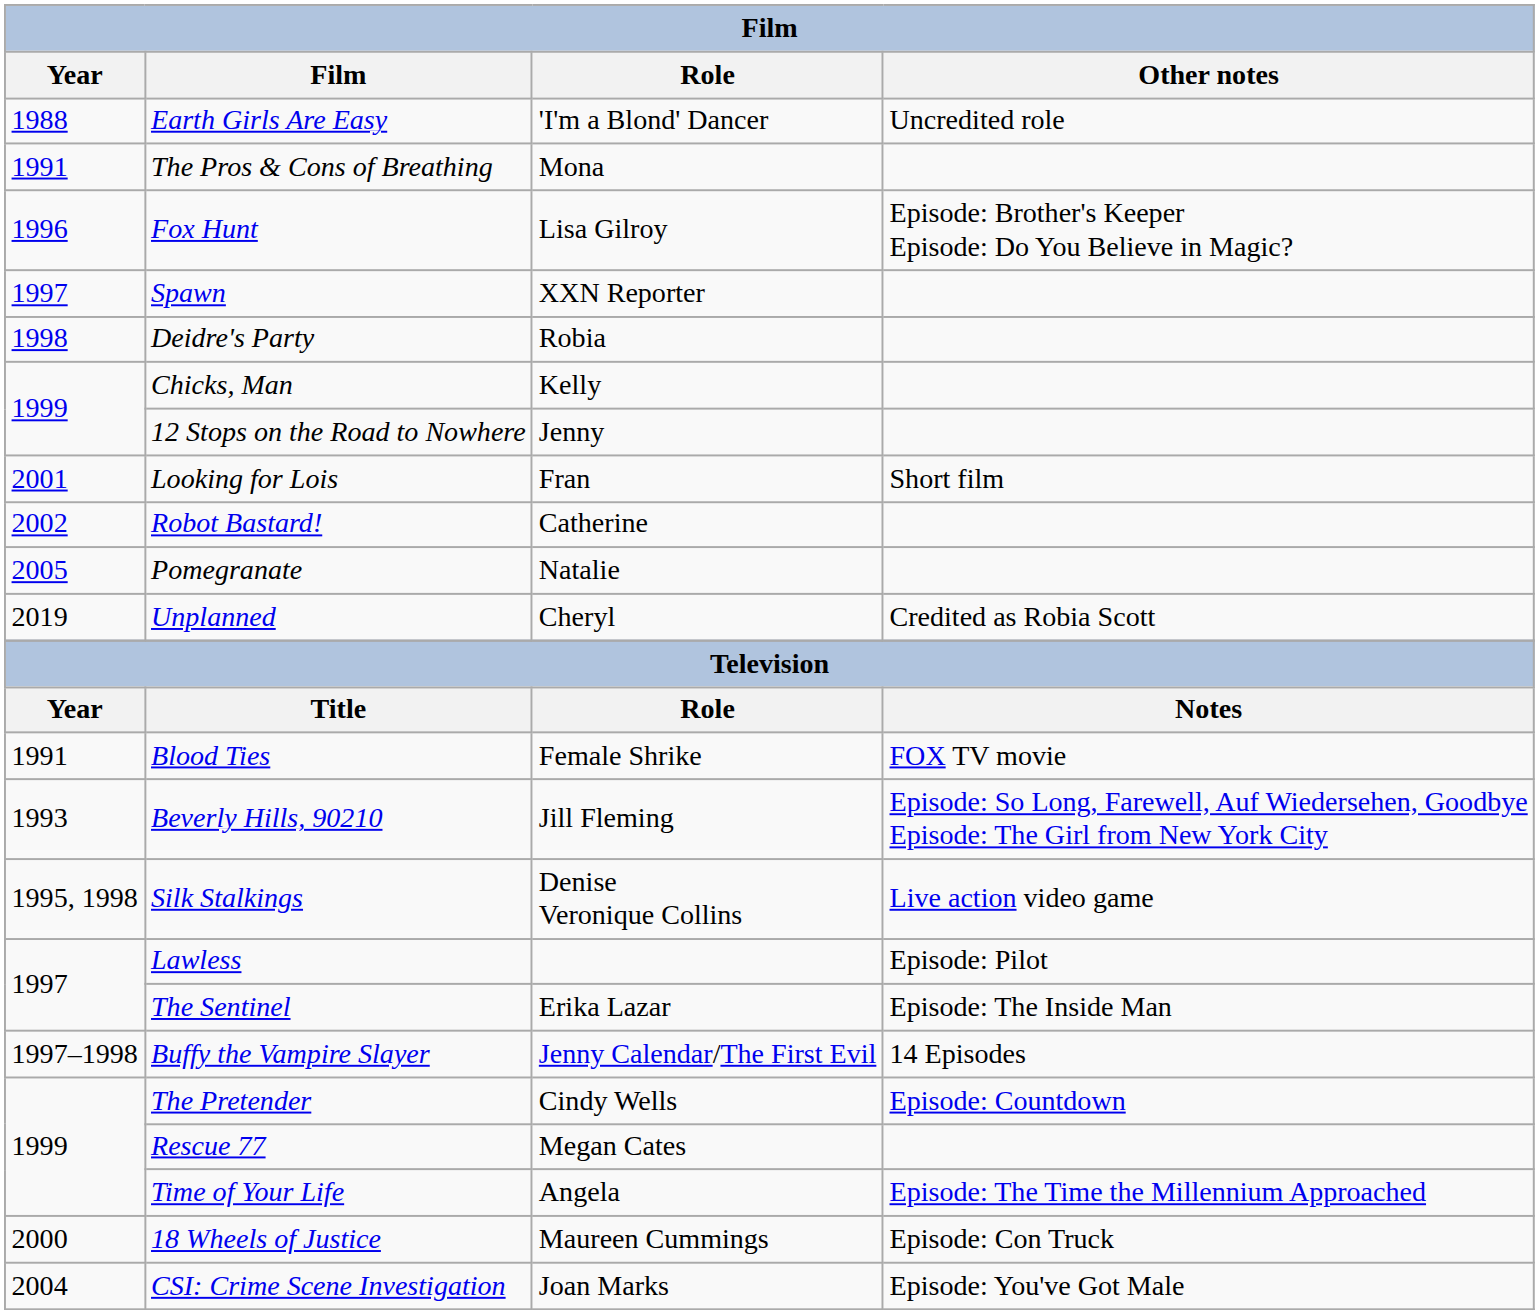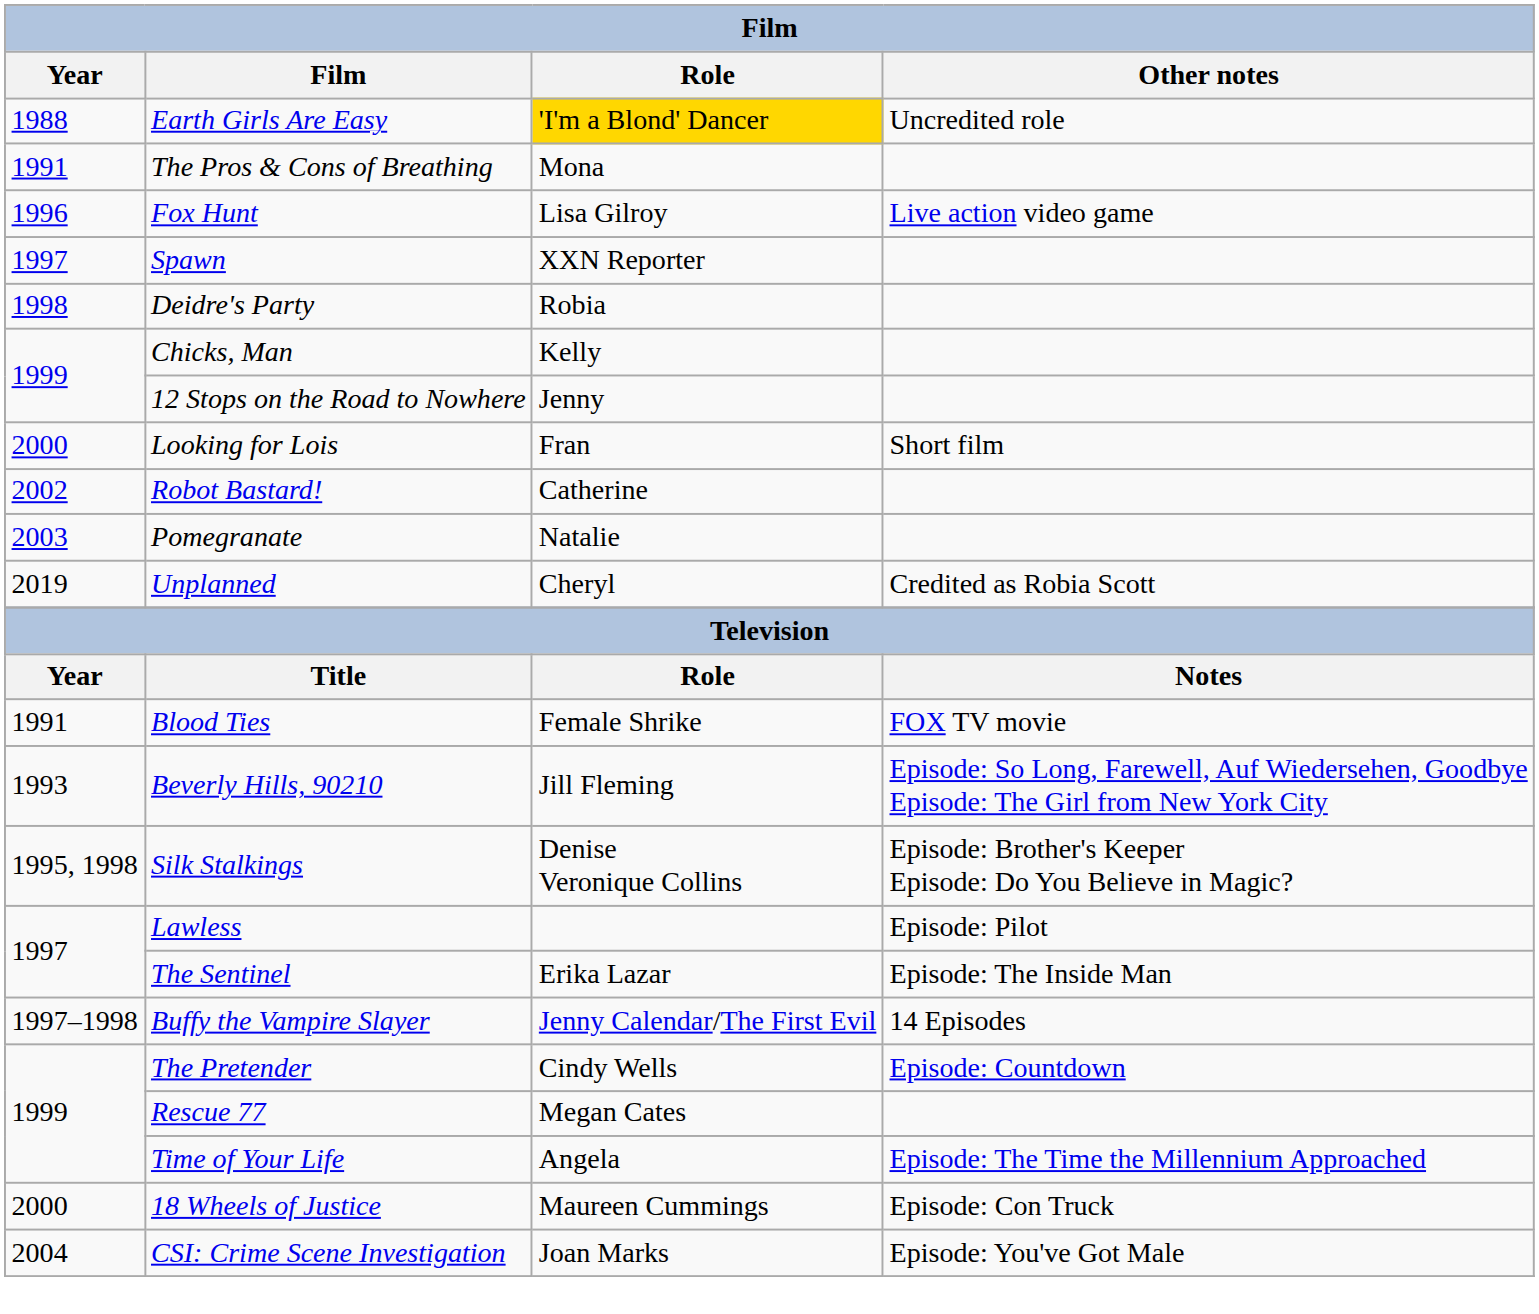(654, 120) no background -> (654, 120) gold background
(1091, 229) Episode: Brother's Keeper Episode: Do You Believe in Magic? -> (1022, 213) Live action video game
(40, 478) 2001 -> (40, 444) 2000
(40, 570) 2005 -> (40, 537) 2003
(1022, 898) Live action video game -> (1091, 865) Episode: Brother's Keeper Episode: Do You Believe in Magic?
